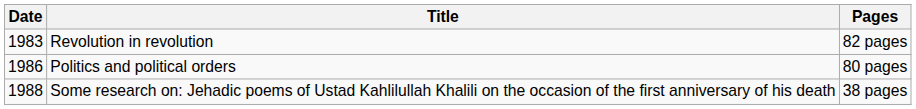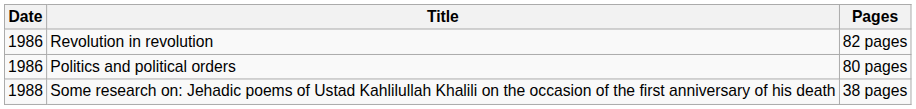(26, 41) 1983 -> (26, 41) 1986
